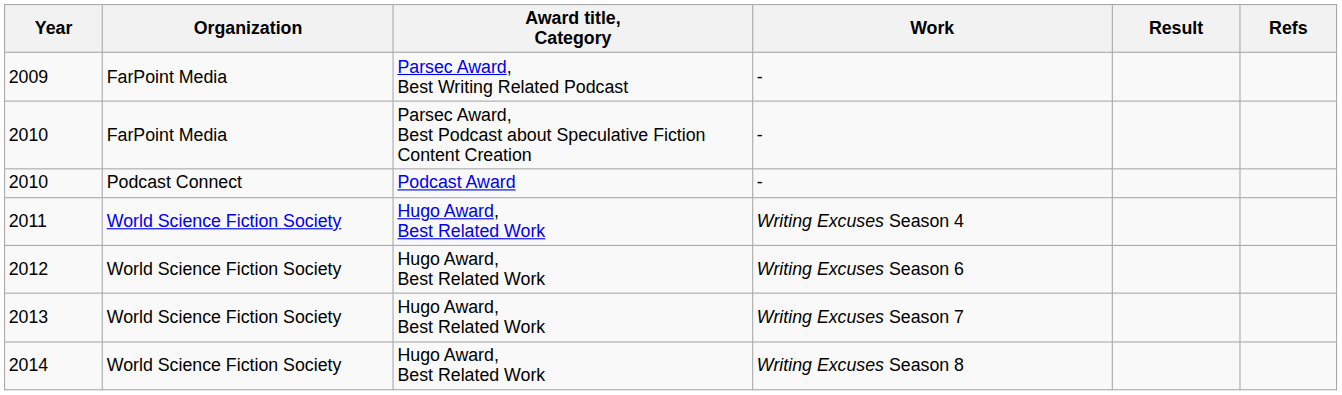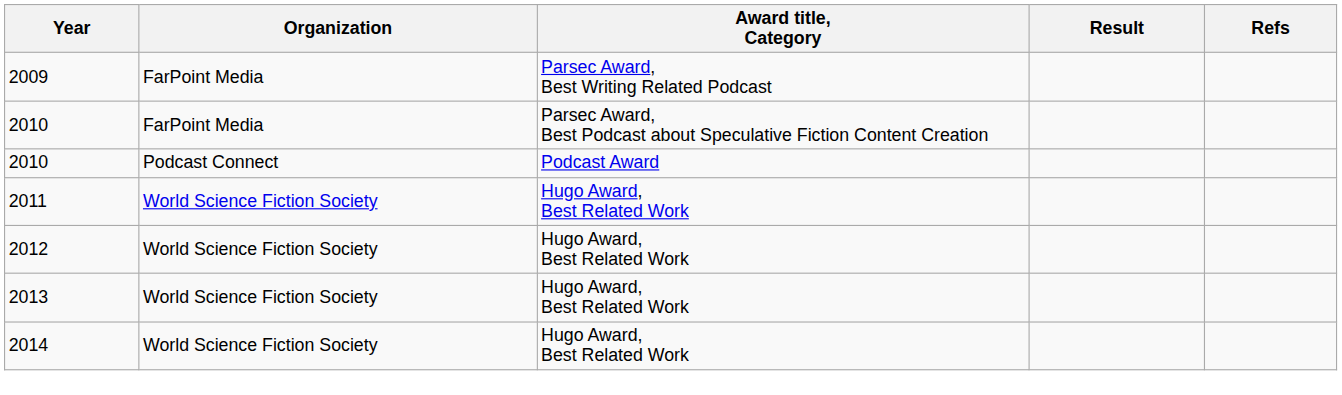- column: (932, 28)
